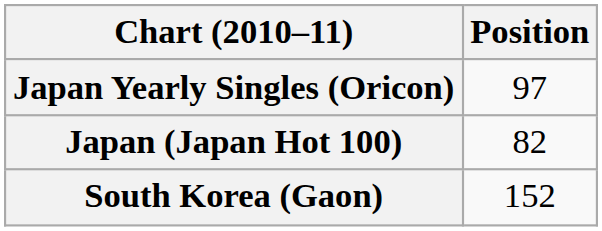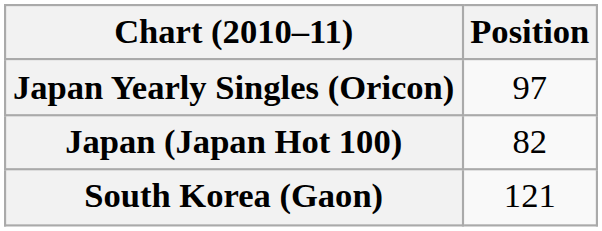(530, 196) 152 -> (530, 196) 121
